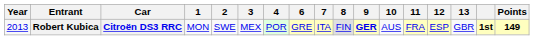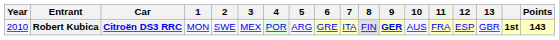+ column: (302, 12)
(17, 27) 2013 -> (17, 27) 2010
(512, 27) 149 -> (538, 27) 143
